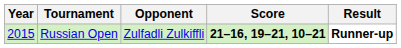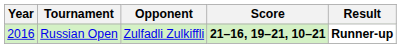(21, 34) 2015 -> (21, 34) 2016
